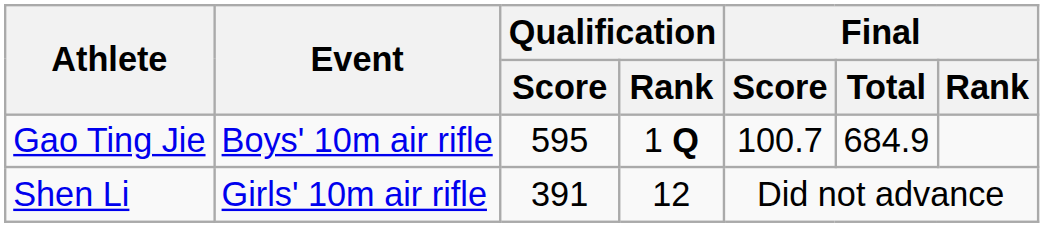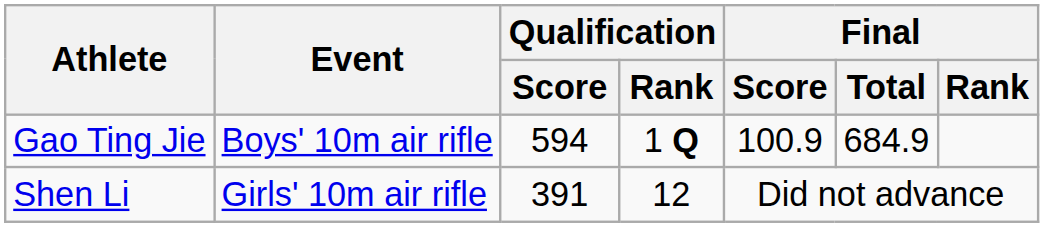(560, 141) 595 -> (560, 141) 594
(780, 141) 100.7 -> (780, 141) 100.9
